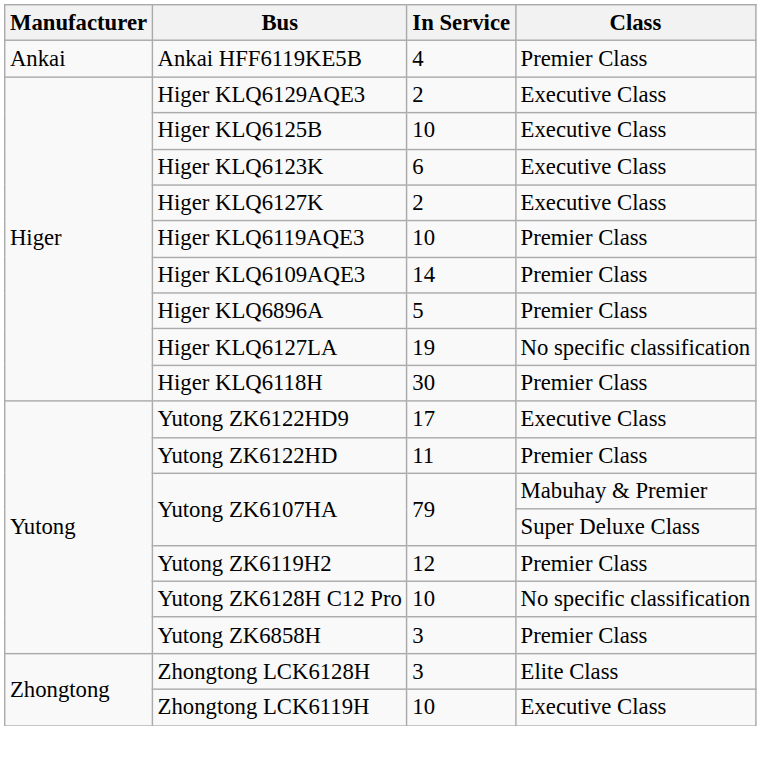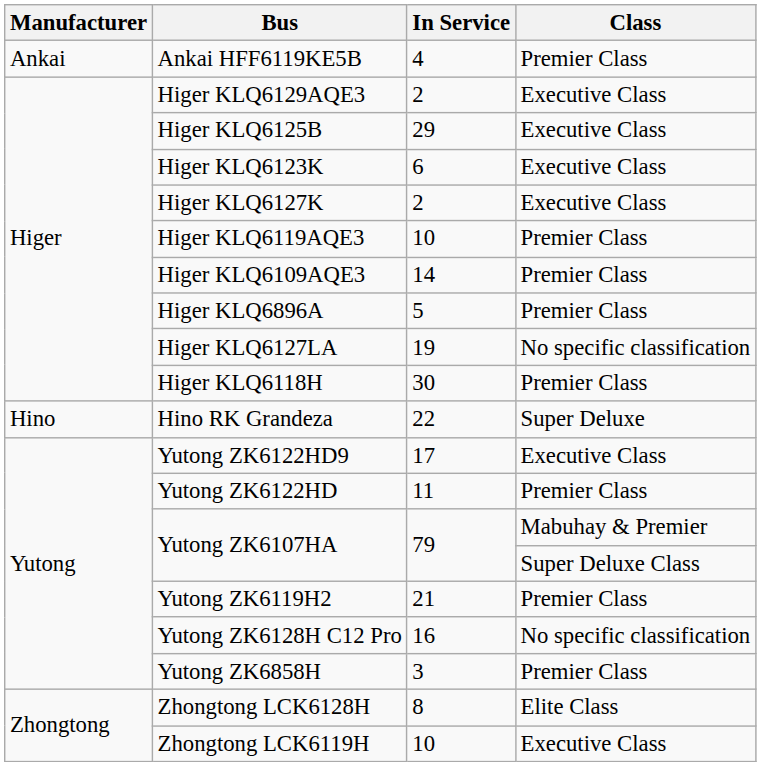(424, 130) 10 -> (424, 130) 29
+ row: (245, 418)
(424, 563) 12 -> (424, 599) 21
(424, 599) 10 -> (424, 635) 16
(418, 671) 3 -> (418, 707) 8
